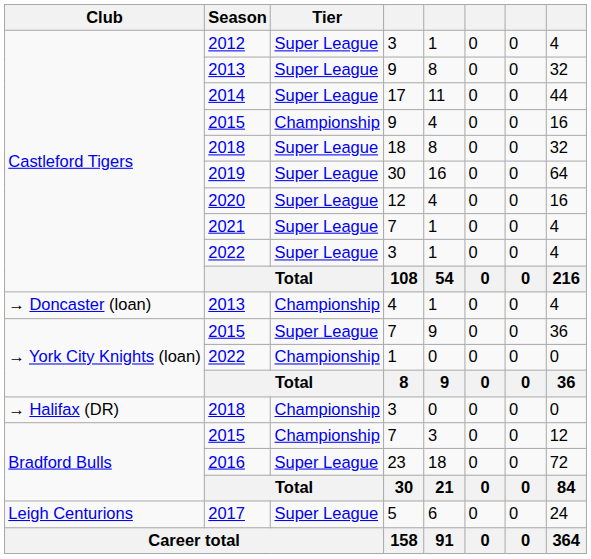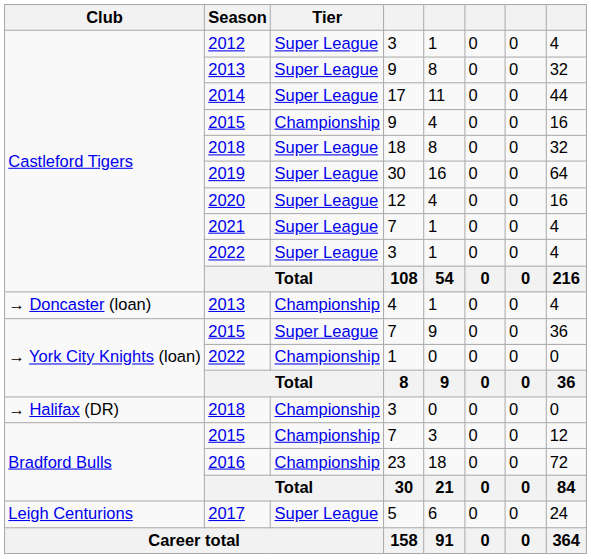(326, 461) Super League -> (327, 461) Championship
